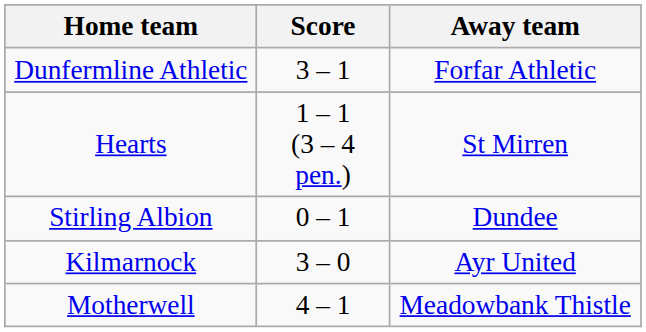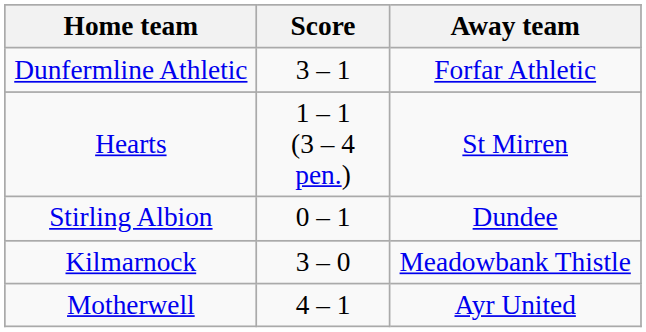(515, 261) Ayr United -> (515, 261) Meadowbank Thistle
(515, 304) Meadowbank Thistle -> (515, 304) Ayr United
